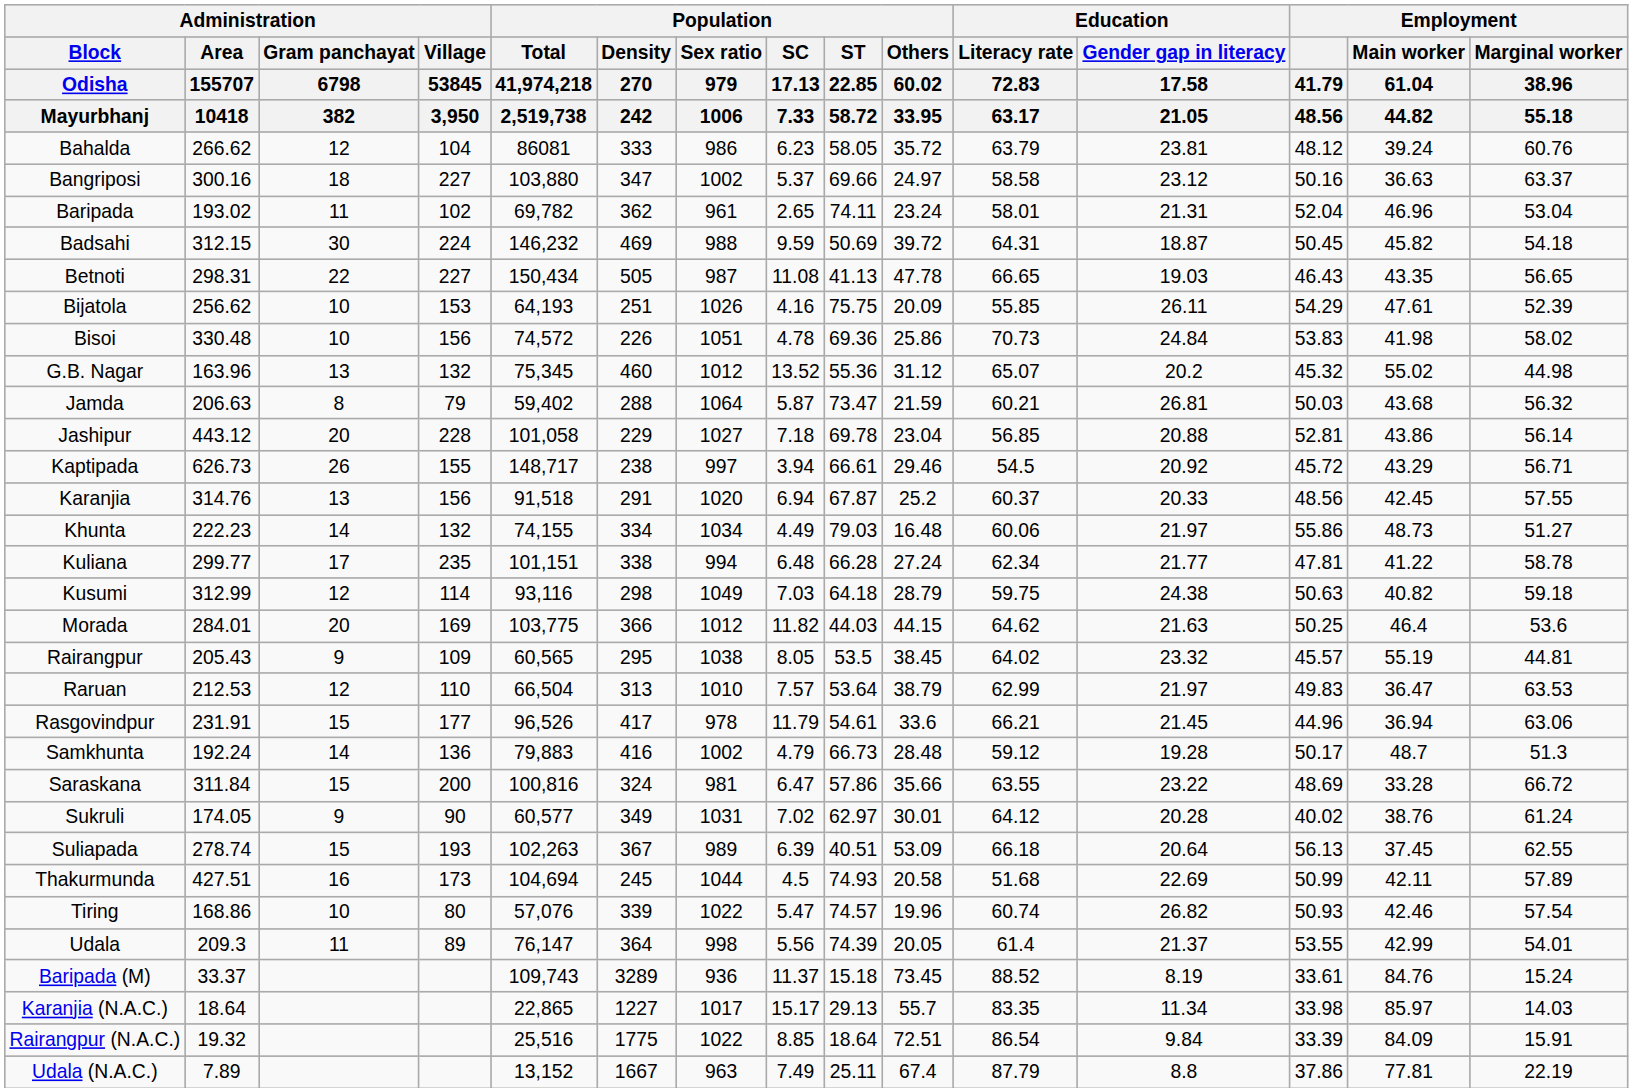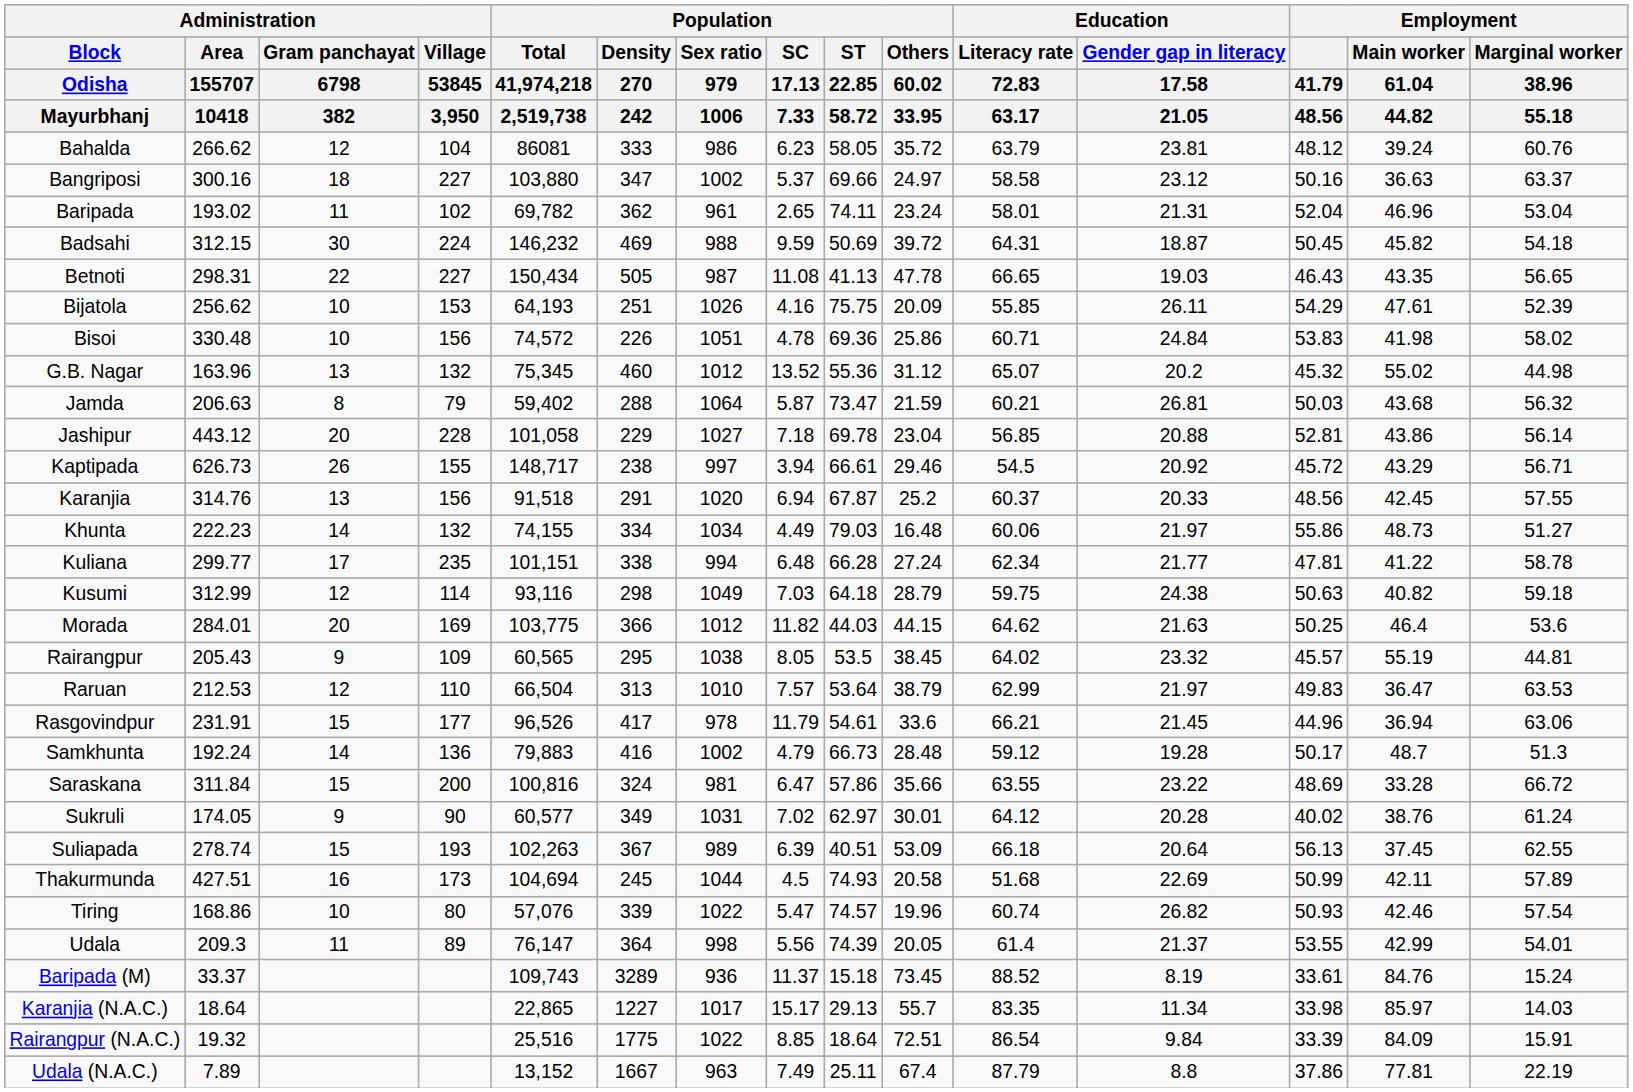(1016, 339) 70.73 -> (1016, 339) 60.71
